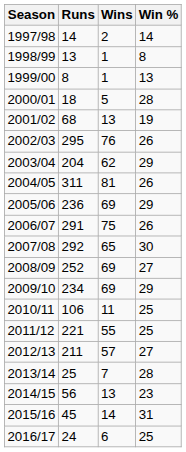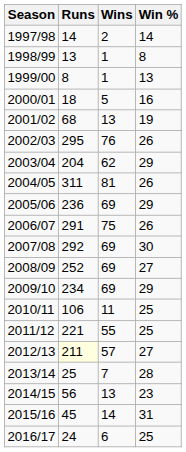(146, 99) 28 -> (146, 99) 16
(108, 246) 65 -> (108, 246) 69
(72, 352) no background -> (72, 352) lightyellow background
